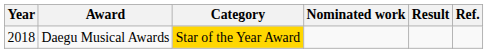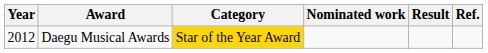(21, 37) 2018 -> (21, 37) 2012
